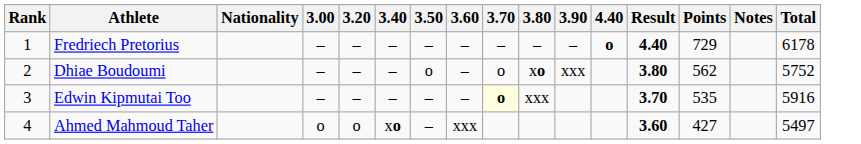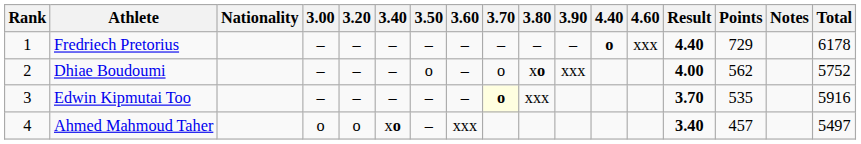+ column: (645, 18)
(653, 71) 3.80 -> (689, 71) 4.00
(653, 125) 3.60 -> (689, 125) 3.40
(705, 125) 427 -> (741, 125) 457
